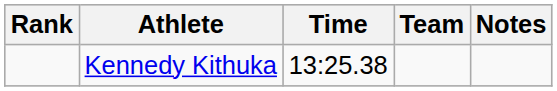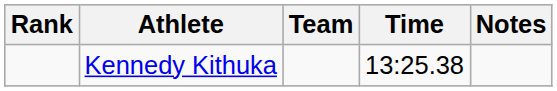columns swapped: (432, 24) <-> (338, 24)
